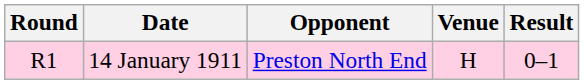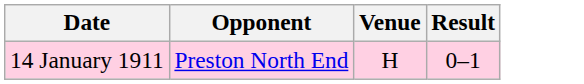- column: (44, 23)
